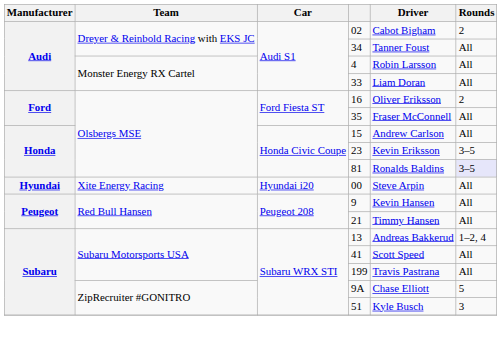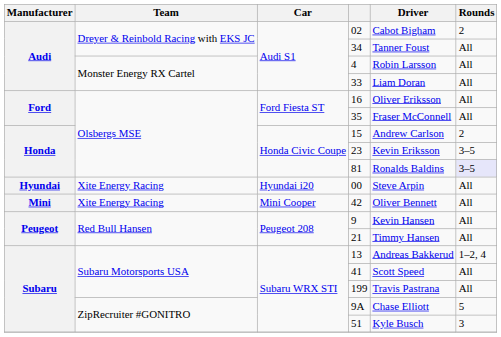(461, 99) 2 -> (466, 99) All
(466, 133) All -> (461, 133) 2
+ row: (357, 202)
